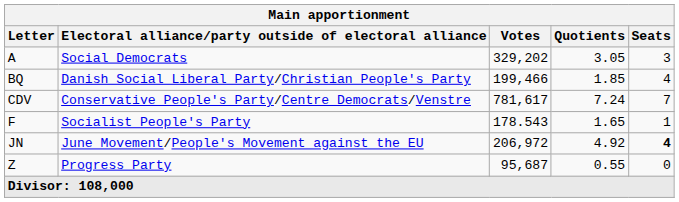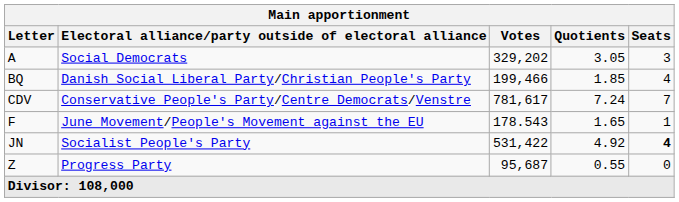(156, 122) Socialist People's Party -> (242, 122) June Movement/People's Movement against the EU
(242, 144) June Movement/People's Movement against the EU -> (156, 144) Socialist People's Party
(520, 144) 206,972 -> (520, 144) 531,422
